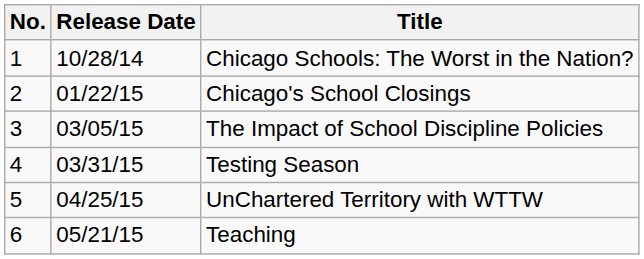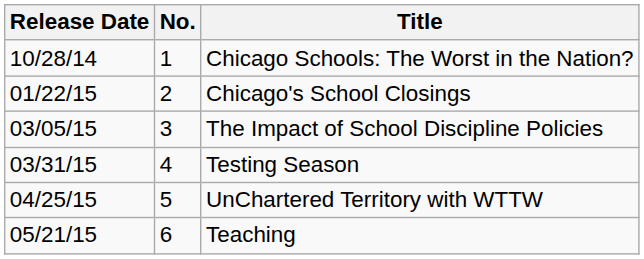columns swapped: (28, 22) <-> (126, 22)
